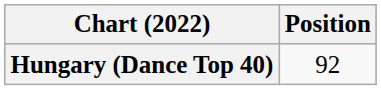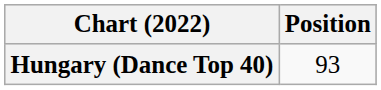(328, 63) 92 -> (328, 63) 93
